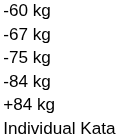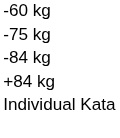- row: (27, 34)
